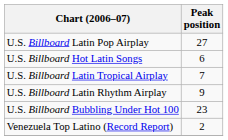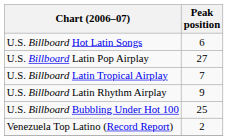rows swapped: (78, 42) <-> (75, 59)
(202, 110) 23 -> (202, 110) 25
